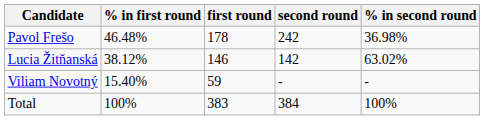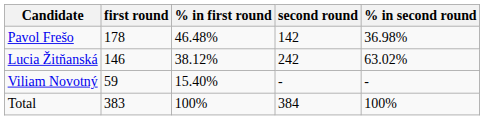columns swapped: (240, 15) <-> (153, 15)
(289, 37) 242 -> (289, 37) 142
(289, 59) 142 -> (289, 59) 242
